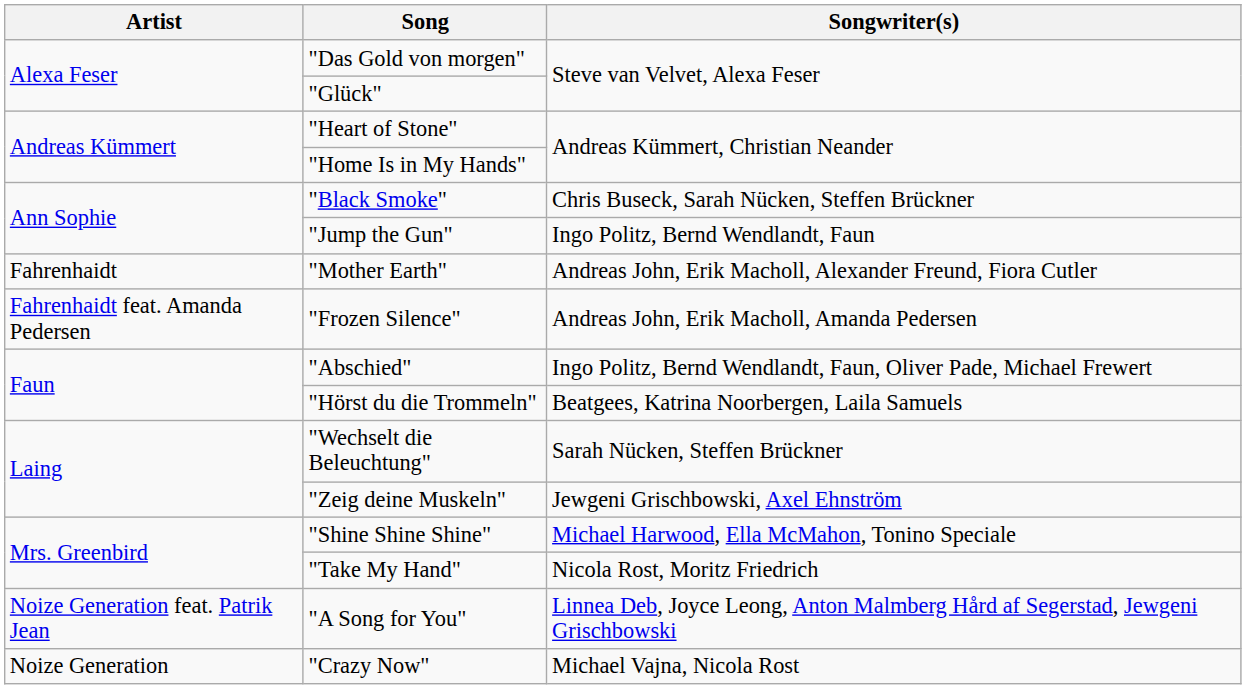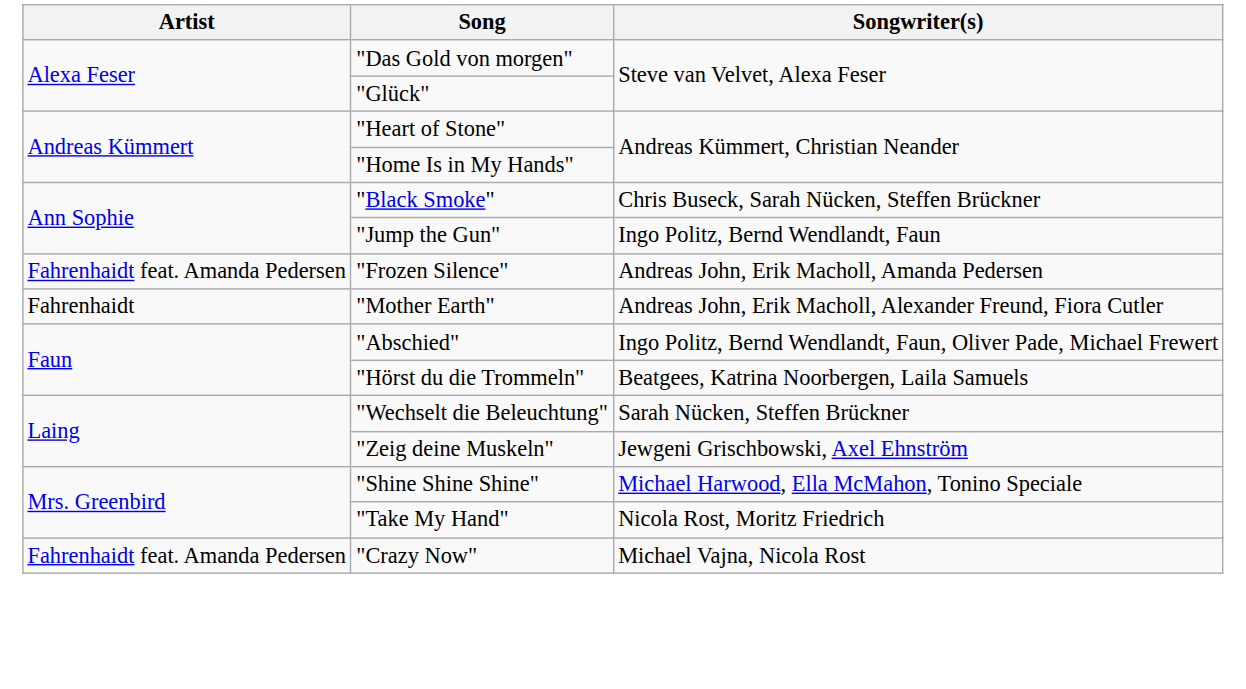rows swapped: (385, 319) <-> (378, 270)
- row: (387, 618)
(89, 666) Noize Generation -> (187, 555) Fahrenhaidt feat. Amanda Pedersen
